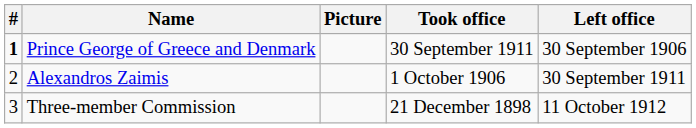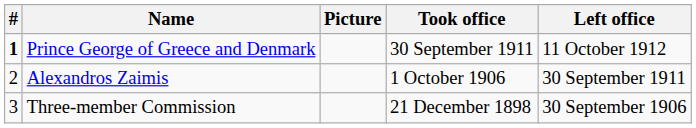(614, 48) 30 September 1906 -> (604, 48) 11 October 1912
(604, 107) 11 October 1912 -> (614, 107) 30 September 1906
